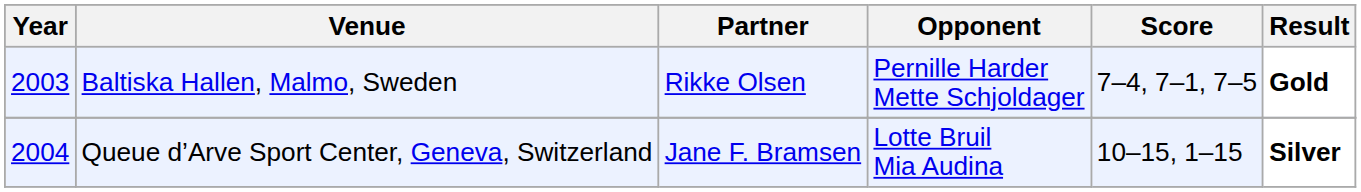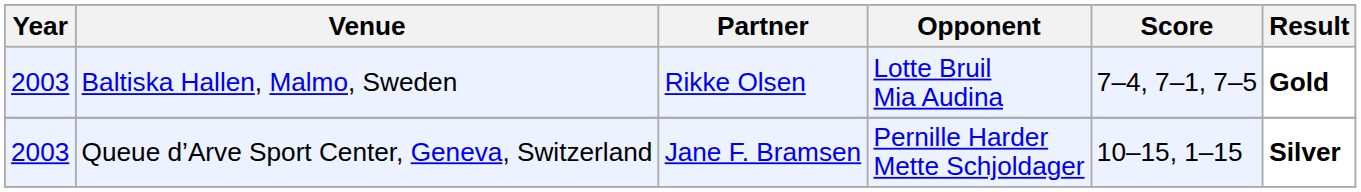(979, 82) Pernille Harder Mette Schjoldager -> (938, 82) Lotte Bruil Mia Audina
(40, 152) 2004 -> (40, 152) 2003
(938, 152) Lotte Bruil Mia Audina -> (979, 152) Pernille Harder Mette Schjoldager
